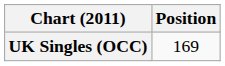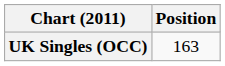(186, 46) 169 -> (186, 46) 163
